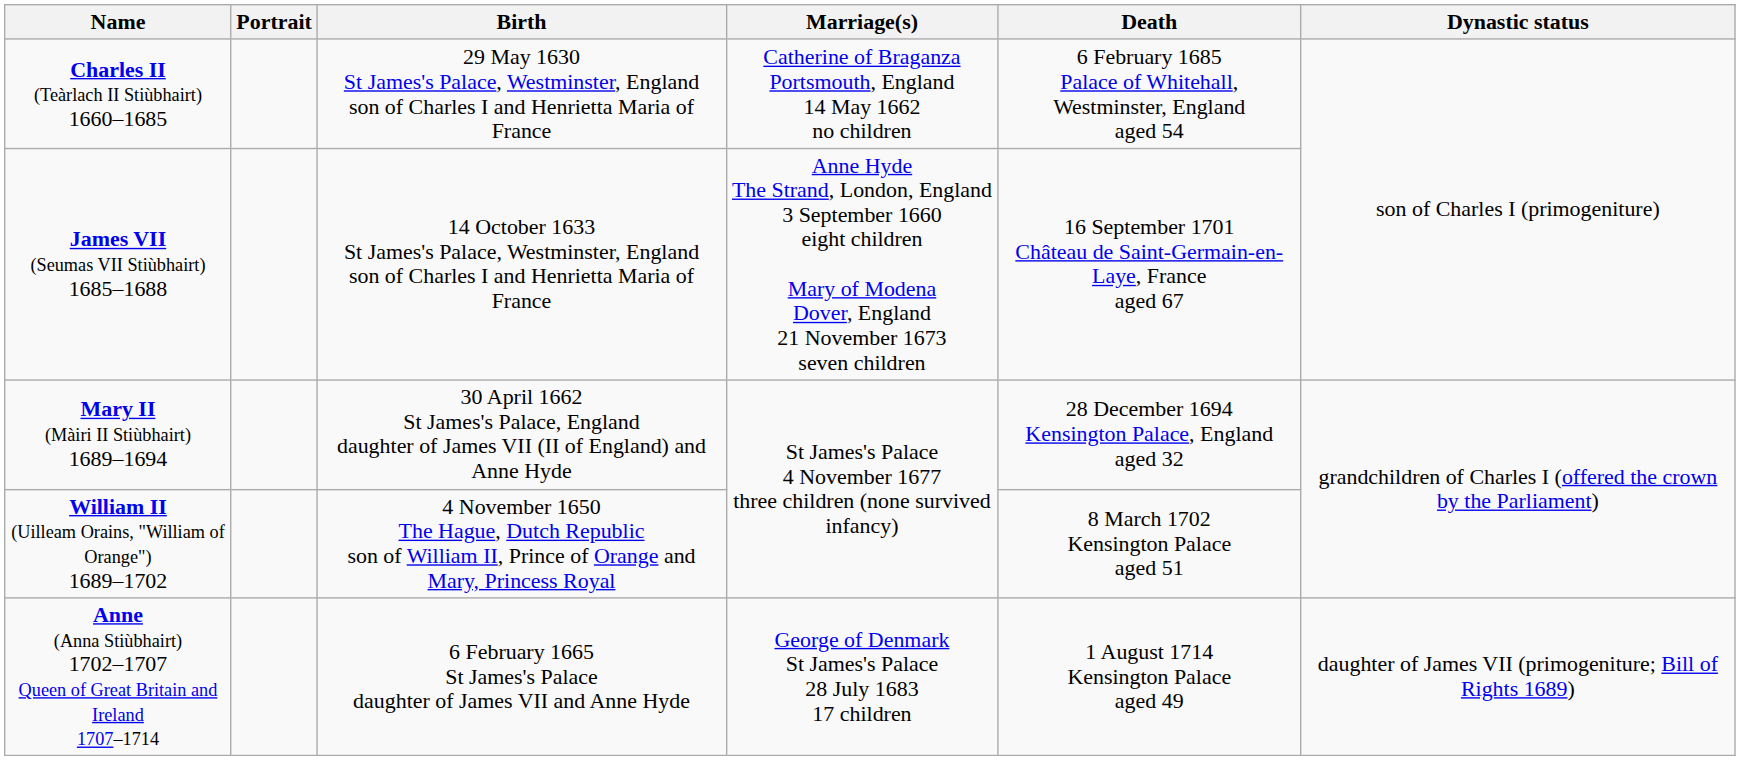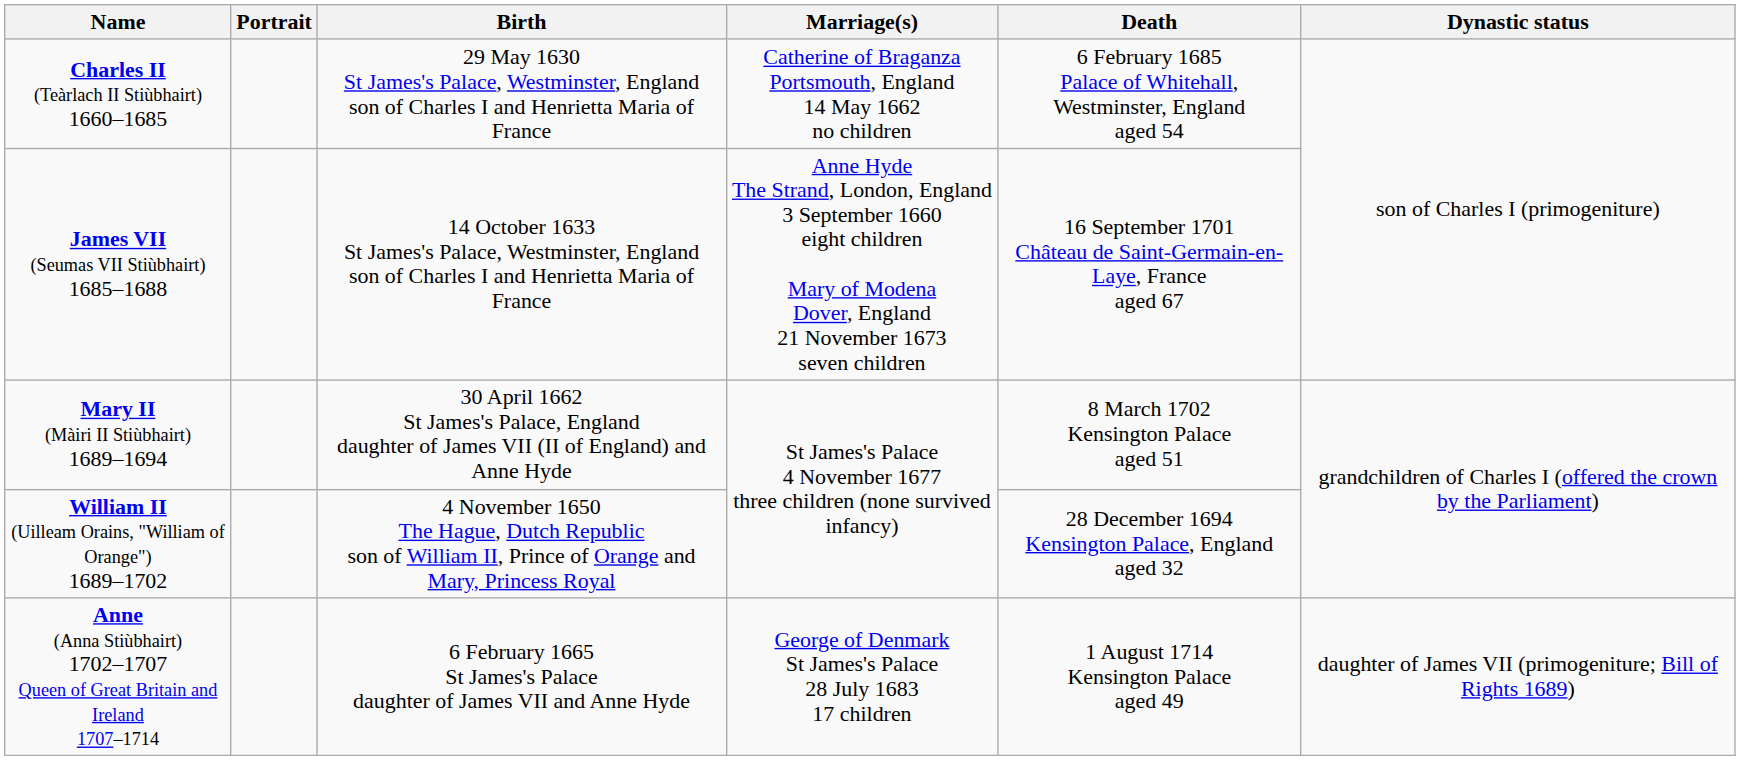(1149, 434) 28 December 1694 Kensington Palace, England aged 32 -> (1149, 434) 8 March 1702 Kensington Palace aged 51
(1149, 543) 8 March 1702 Kensington Palace aged 51 -> (1149, 543) 28 December 1694 Kensington Palace, England aged 32
